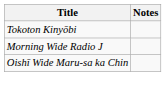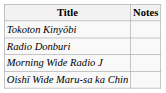+ row: (39, 46)
